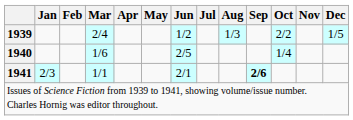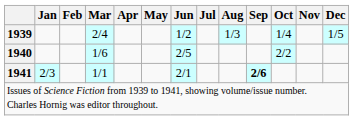(284, 34) 2/2 -> (284, 34) 1/4
(284, 53) 1/4 -> (284, 53) 2/2
